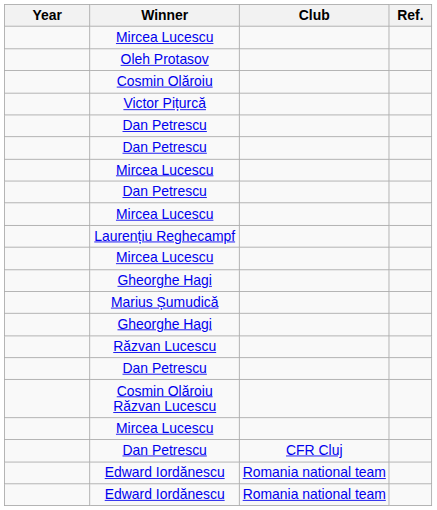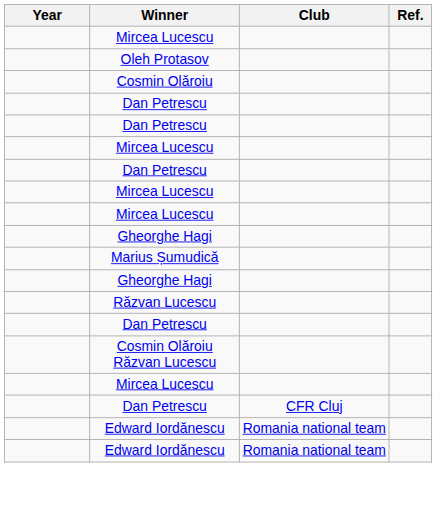- row: (165, 103)
- row: (165, 236)
